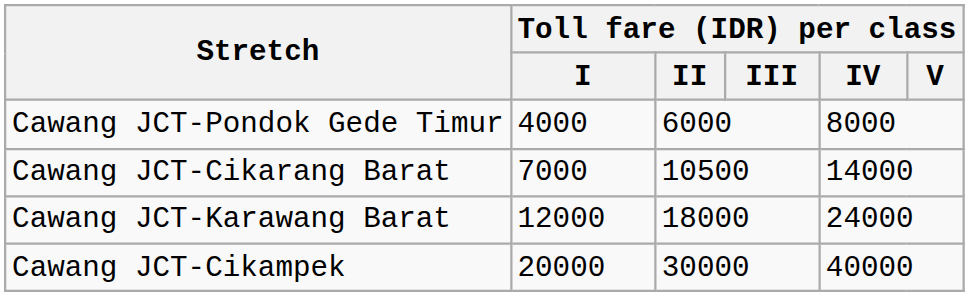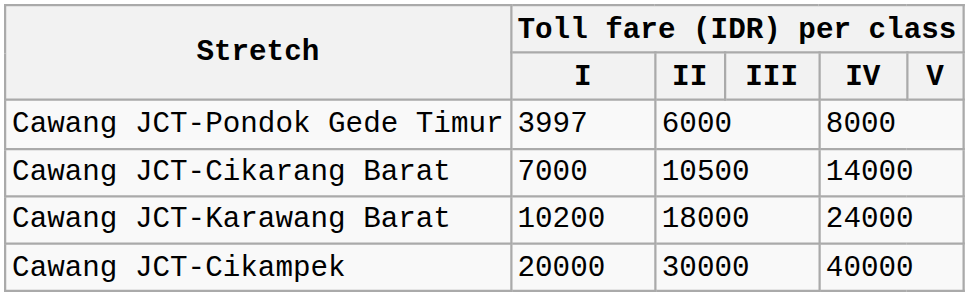(553, 124) 4000 -> (553, 124) 3997
(561, 220) 12000 -> (561, 220) 10200
